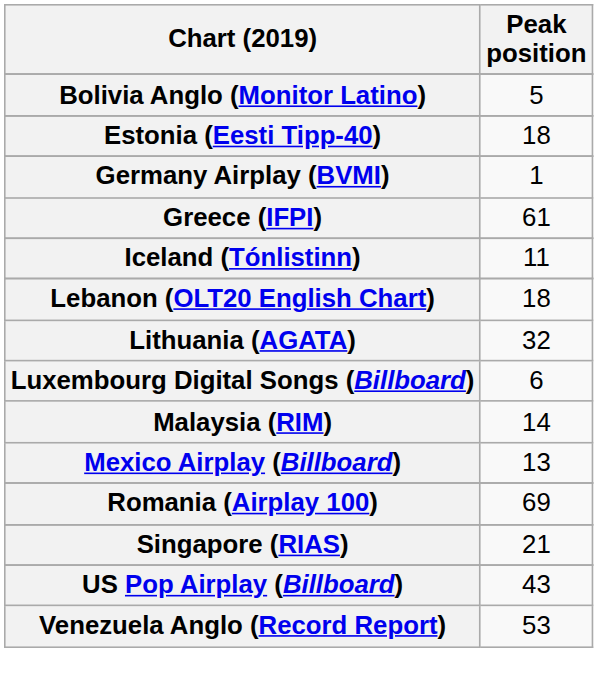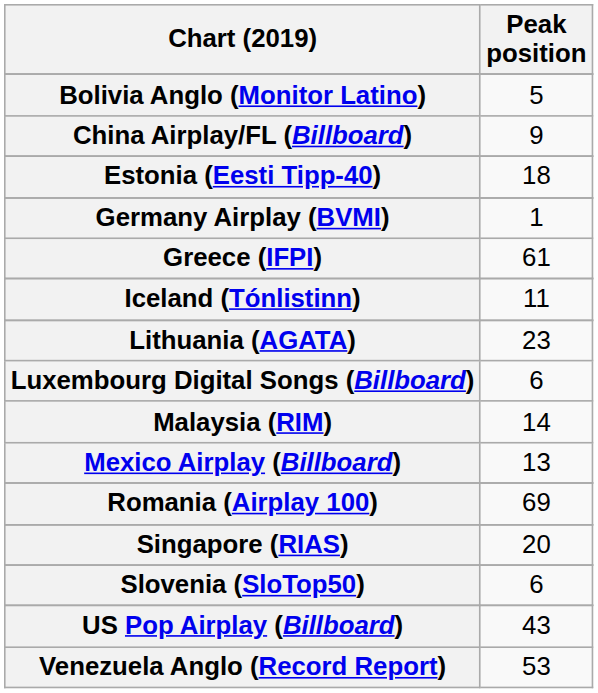+ row: (243, 135)
- row: (243, 299)
(536, 339) 32 -> (536, 339) 23
(536, 544) 21 -> (536, 544) 20
+ row: (243, 585)
